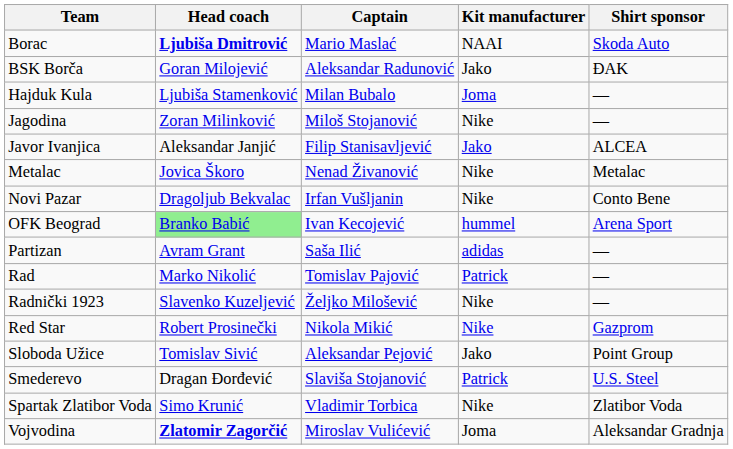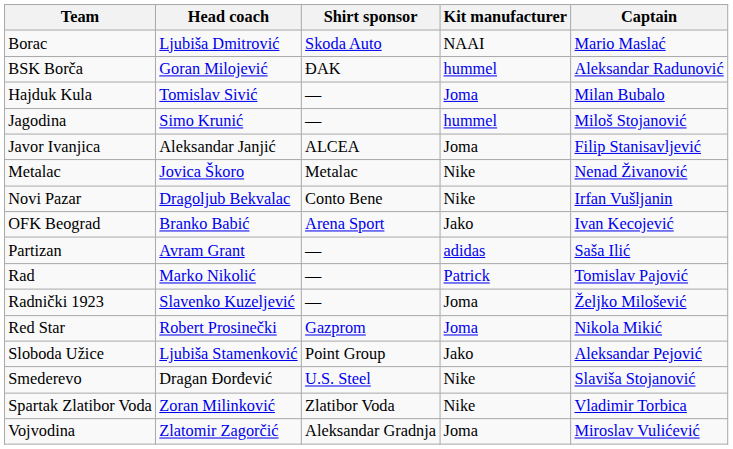columns swapped: (380, 17) <-> (658, 17)
(223, 43) bold -> (219, 43) normal
(477, 69) Jako -> (470, 69) hummel
(228, 95) Ljubiša Stamenković -> (208, 95) Tomislav Sivić
(217, 120) Zoran Milinković -> (201, 120) Simo Krunić
(478, 120) Nike -> (470, 120) hummel
(477, 146) Jako -> (461, 146) Joma
(204, 224) lightgreen background -> (204, 224) no background
(488, 224) hummel -> (459, 224) Jako
(478, 302) Nike -> (461, 302) Joma
(478, 328) Nike -> (461, 328) Joma
(208, 353) Tomislav Sivić -> (228, 353) Ljubiša Stamenković
(485, 379) Patrick -> (459, 379) Nike
(201, 405) Simo Krunić -> (217, 405) Zoran Milinković
(223, 431) bold -> (219, 431) normal
